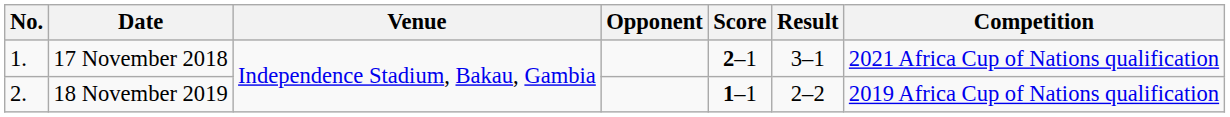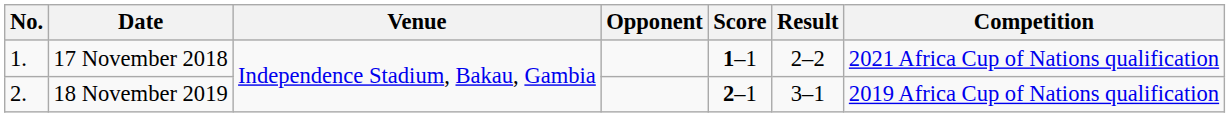(740, 58) 2–1 -> (740, 58) 1–1
(808, 58) 3–1 -> (808, 58) 2–2
(740, 93) 1–1 -> (740, 93) 2–1
(808, 93) 2–2 -> (808, 93) 3–1
